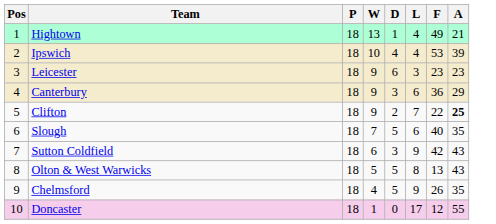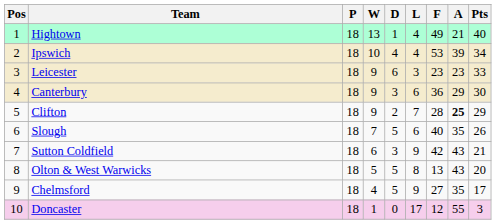+ column: (480, 14)
(437, 111) 22 -> (437, 111) 28
(437, 190) 26 -> (437, 190) 27
